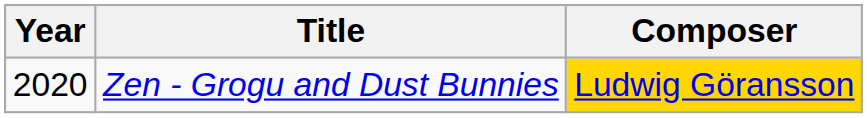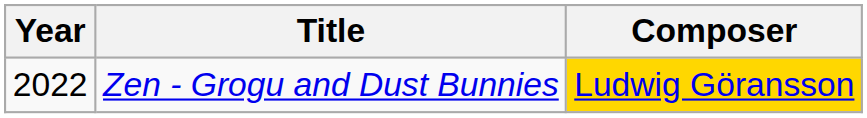(50, 84) 2020 -> (50, 84) 2022
